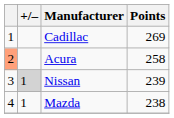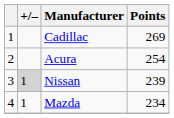(11, 59) lightsalmon background -> (11, 59) no background
(155, 59) 258 -> (155, 59) 254
(155, 102) 238 -> (155, 102) 234
